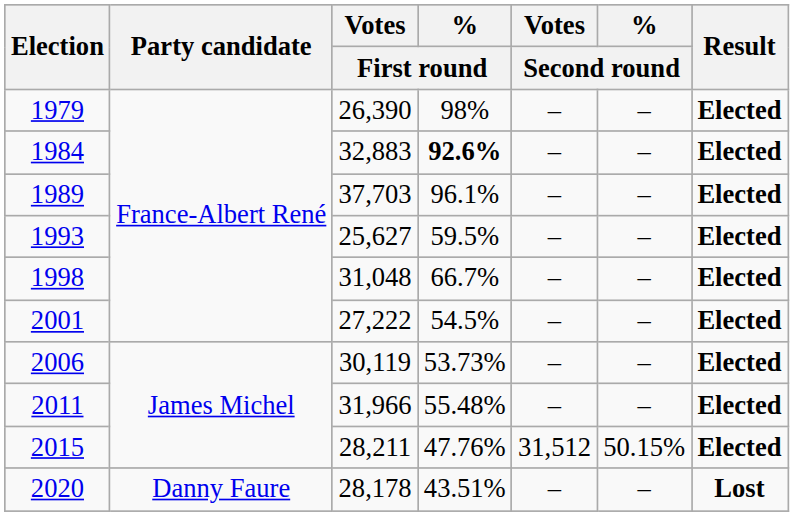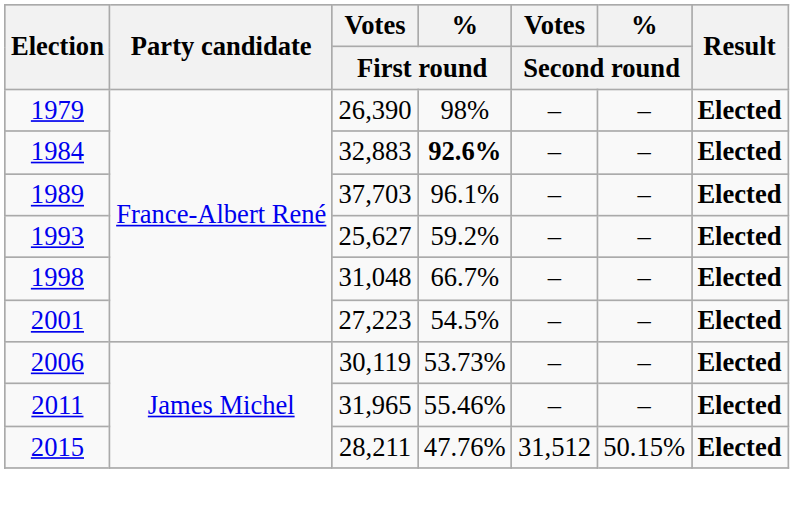(465, 236) 59.5% -> (465, 236) 59.2%
(375, 320) 27,222 -> (375, 320) 27,223
(375, 404) 31,966 -> (375, 404) 31,965
(465, 404) 55.48% -> (465, 404) 55.46%
- row: (57, 488)
